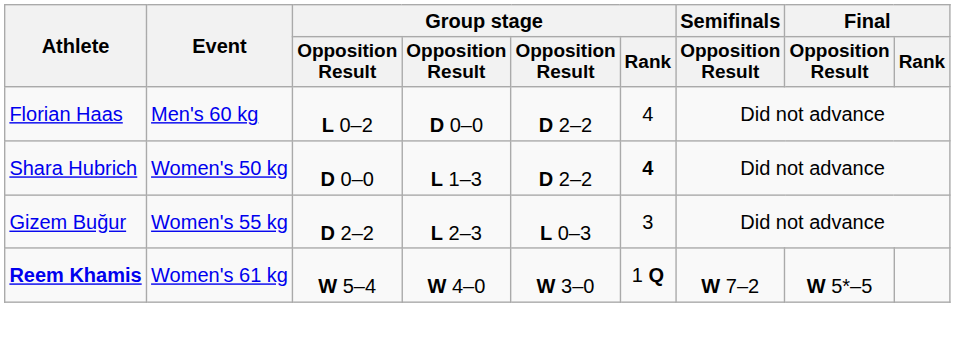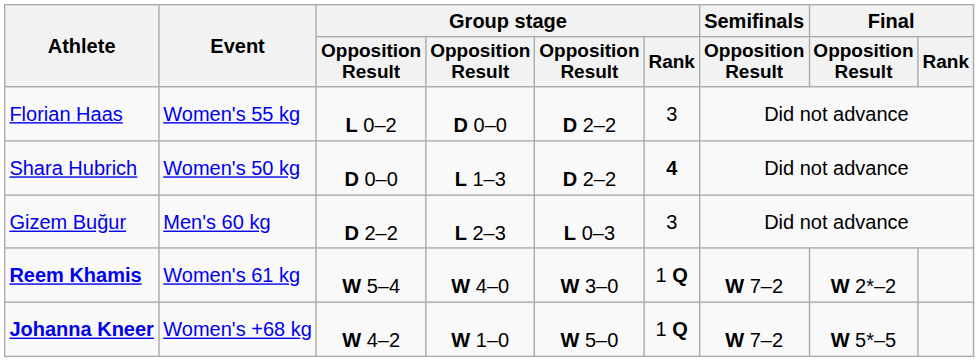(205, 114) Men's 60 kg -> (232, 114) Women's 55 kg
(648, 114) 4 -> (672, 114) 3
(220, 222) Women's 55 kg -> (217, 222) Men's 60 kg
(840, 287) W 5*–5 -> (863, 287) W 2*–2
+ row: (82, 330)
